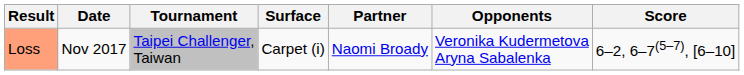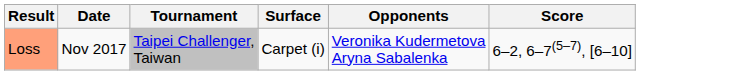- column: (380, 16)
